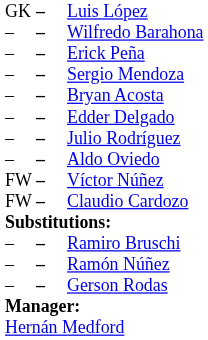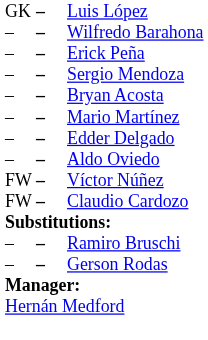+ row: (123, 116)
- row: (124, 137)
- row: (118, 264)
